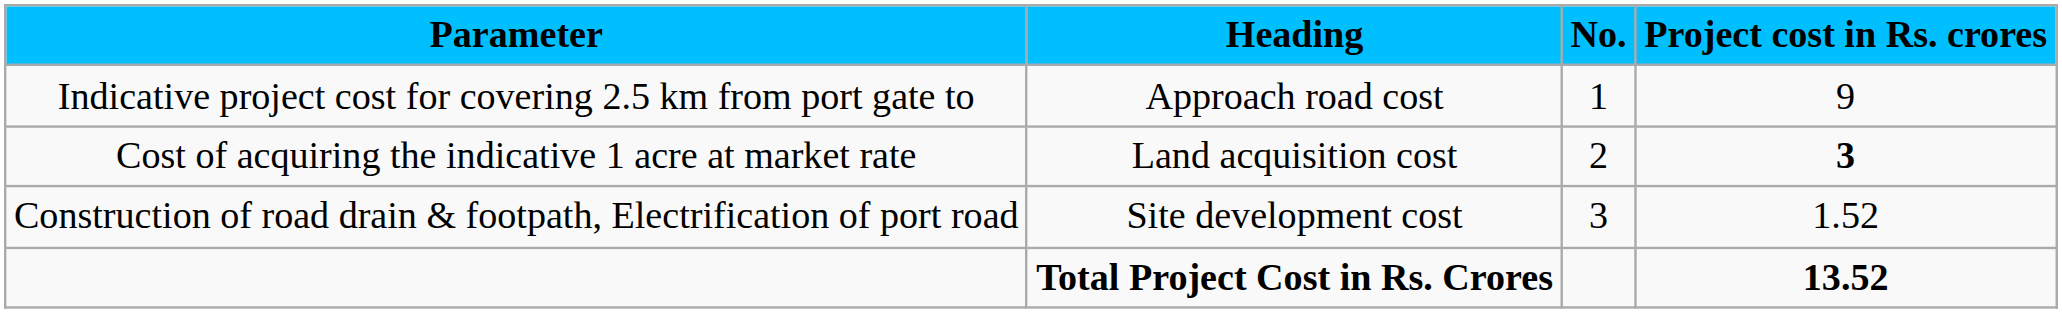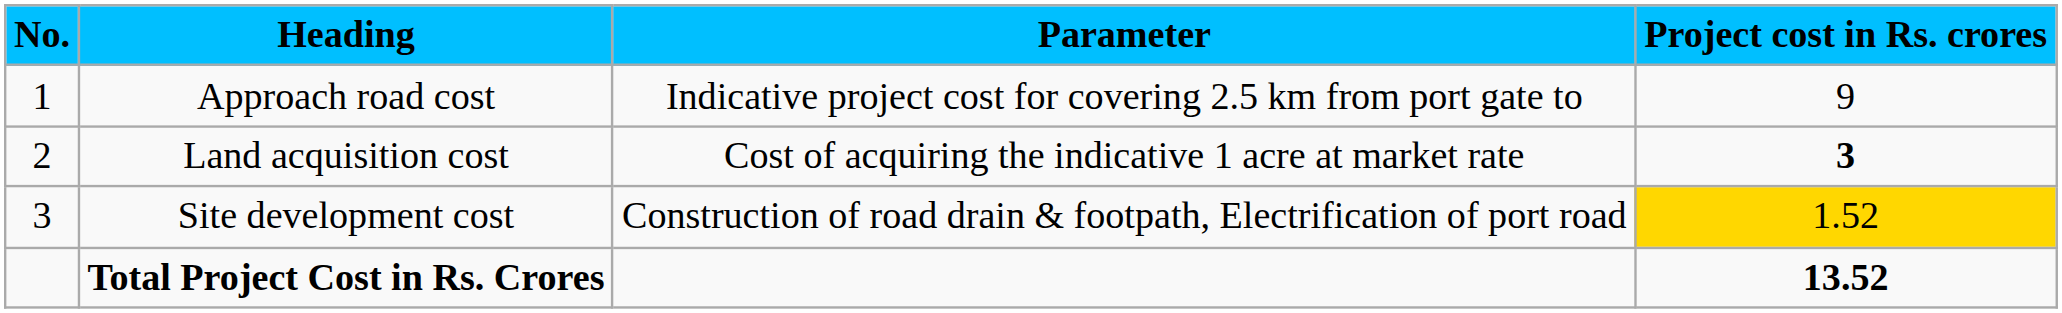columns swapped: (1599, 34) <-> (516, 34)
(1846, 215) no background -> (1846, 215) gold background
